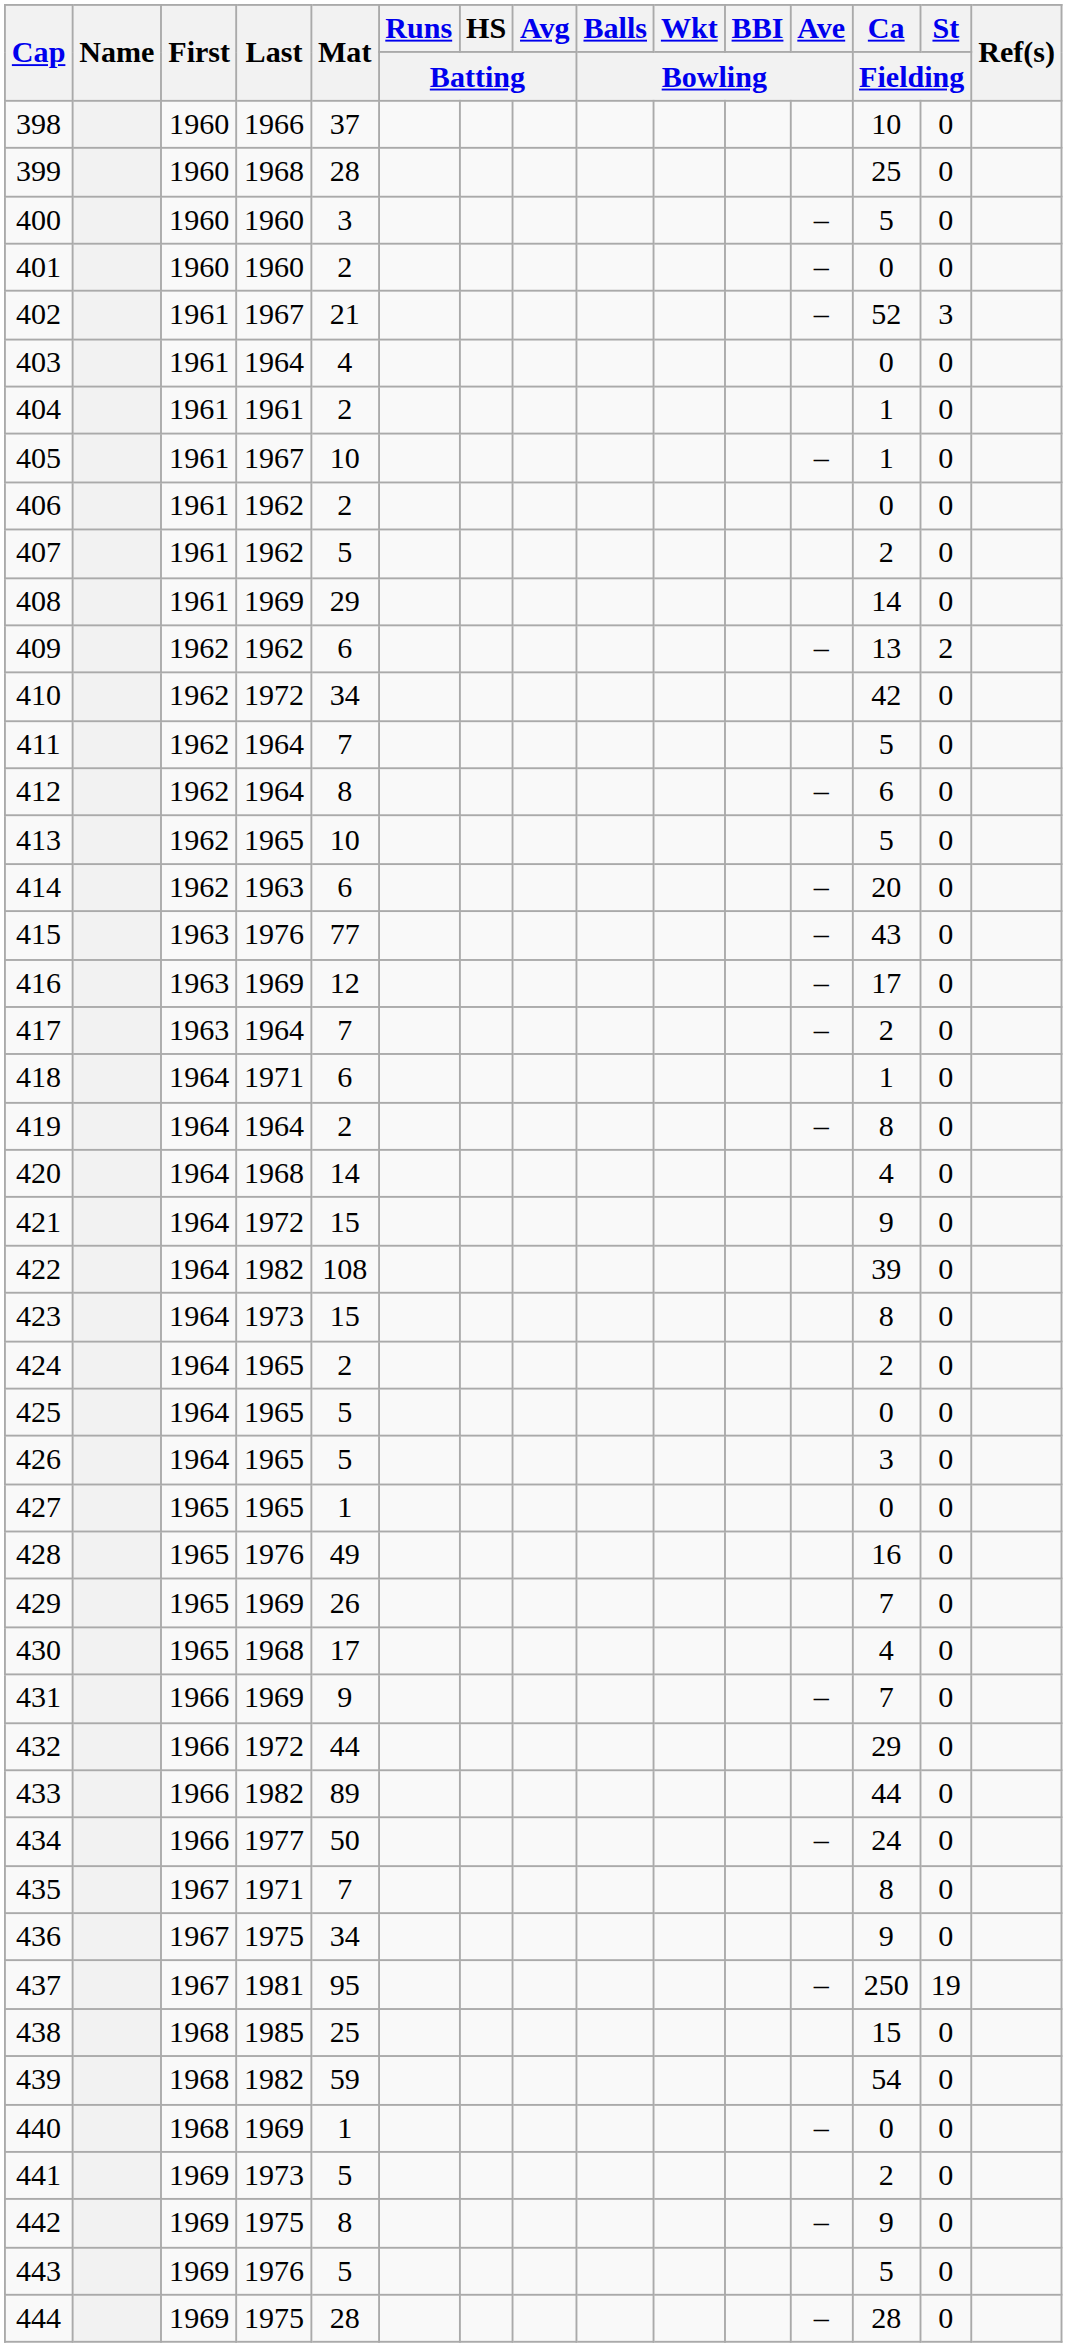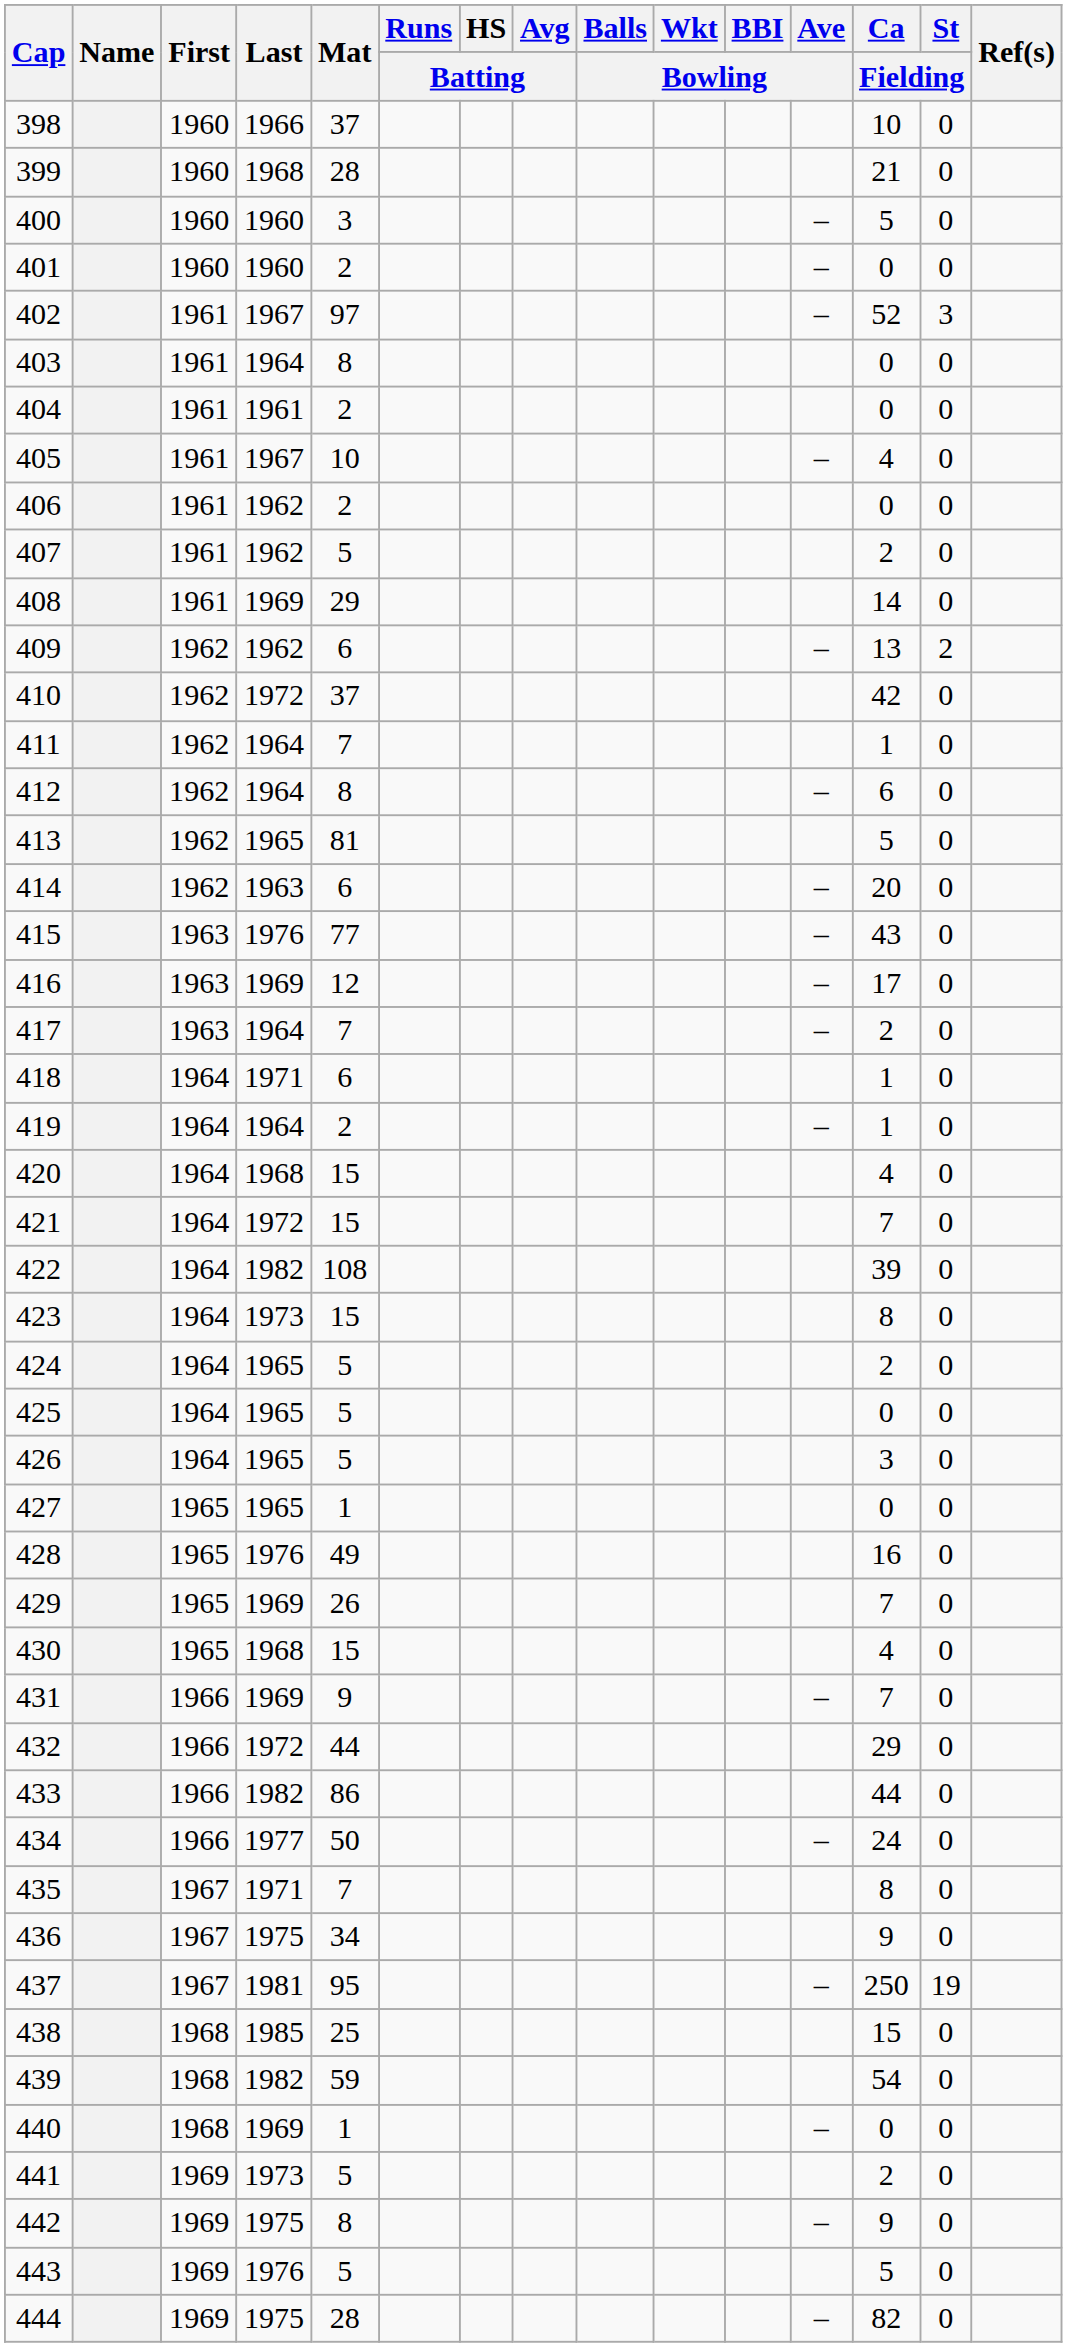(886, 171) 25 -> (886, 171) 21
(345, 314) 21 -> (345, 314) 97
(345, 362) 4 -> (345, 362) 8
(886, 409) 1 -> (886, 409) 0
(886, 457) 1 -> (886, 457) 4
(345, 696) 34 -> (345, 696) 37
(886, 743) 5 -> (886, 743) 1
(345, 839) 10 -> (345, 839) 81
(886, 1125) 8 -> (886, 1125) 1
(345, 1173) 14 -> (345, 1173) 15
(886, 1220) 9 -> (886, 1220) 7
(345, 1364) 2 -> (345, 1364) 5
(345, 1650) 17 -> (345, 1650) 15
(345, 1793) 89 -> (345, 1793) 86
(886, 2318) 28 -> (886, 2318) 82
